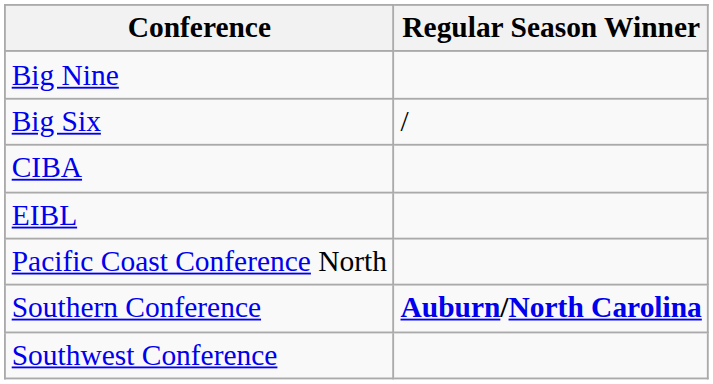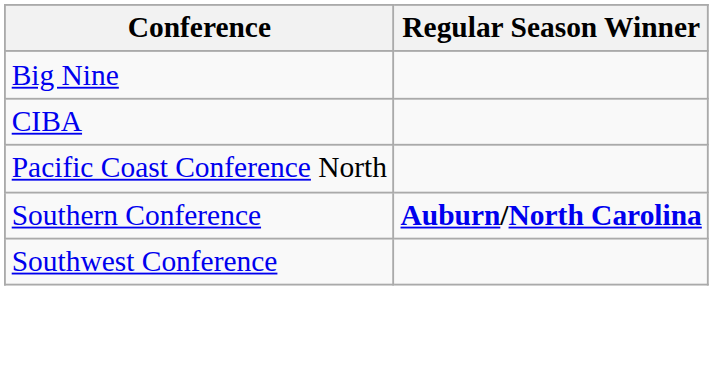- row: (56, 121)
- row: (44, 214)
